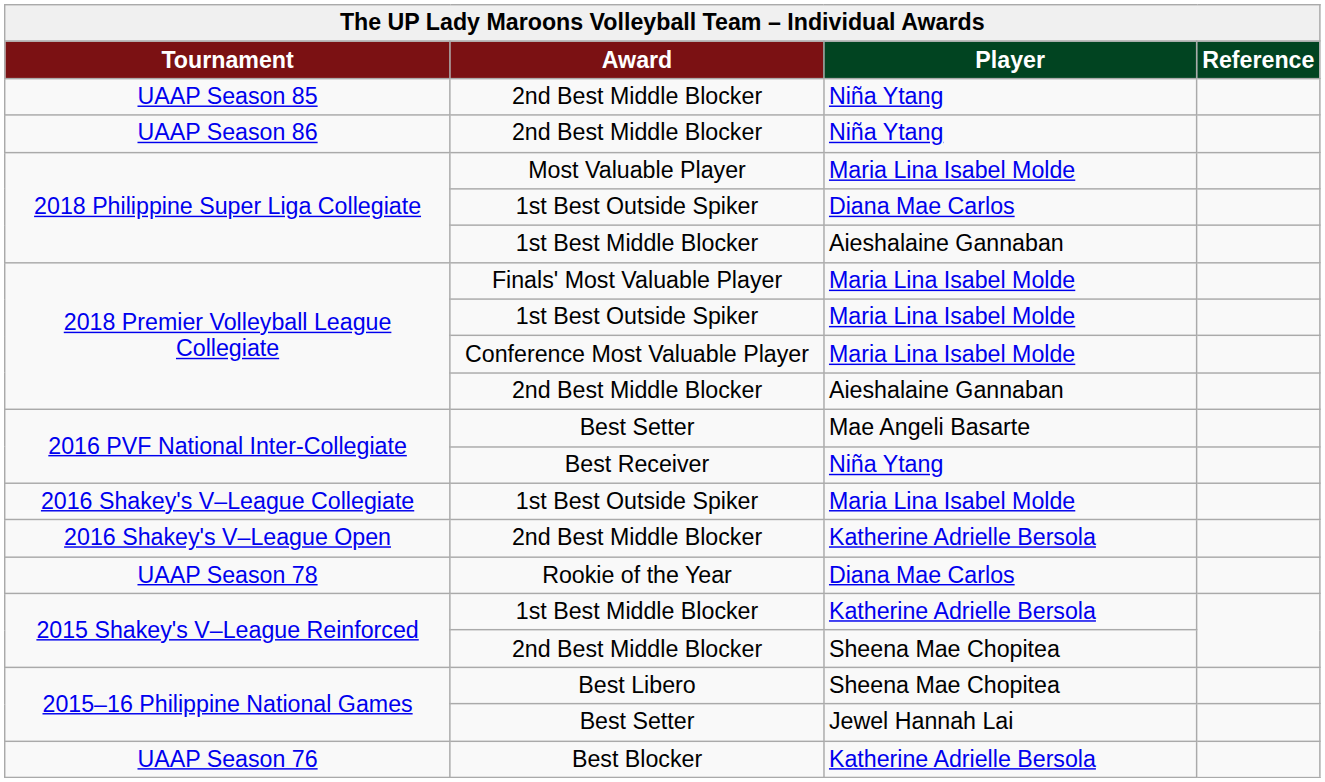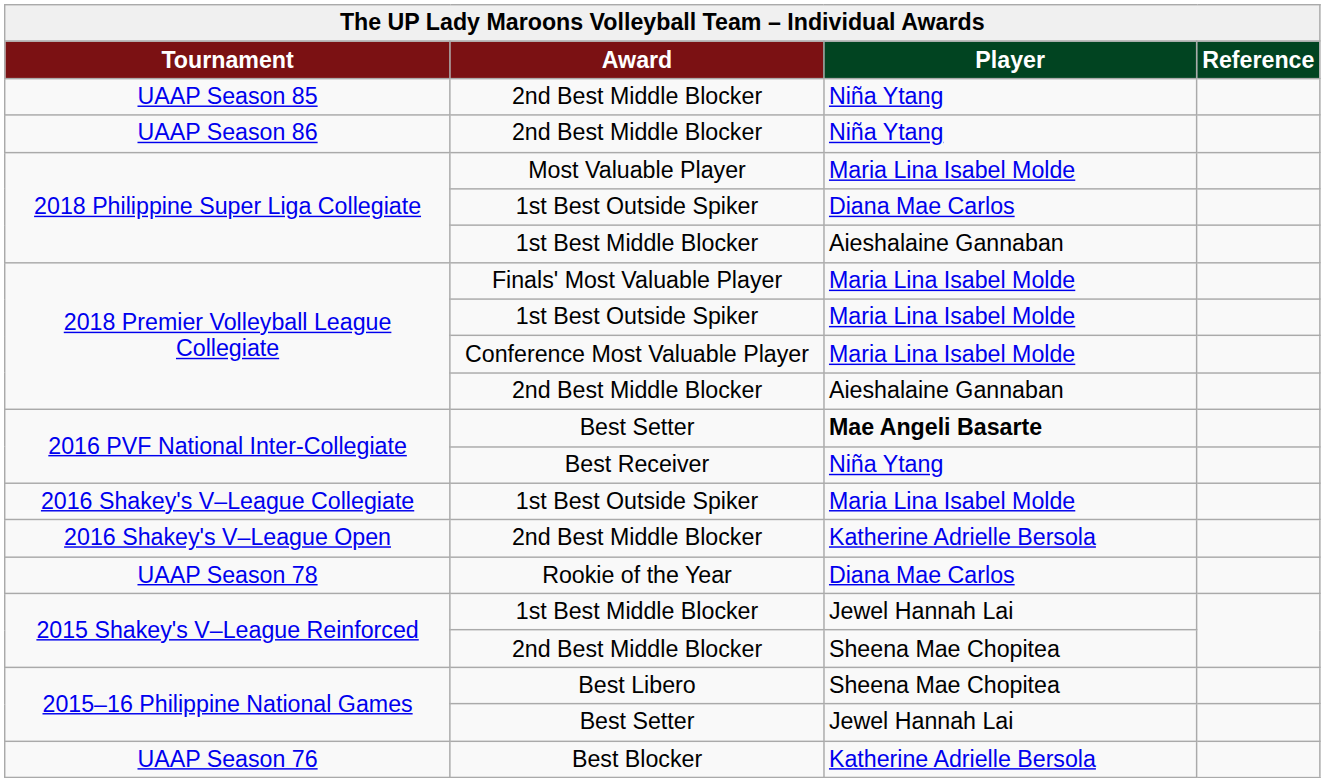(930, 427) normal -> (936, 427) bold
(962, 611) Katherine Adrielle Bersola -> (921, 611) Jewel Hannah Lai
